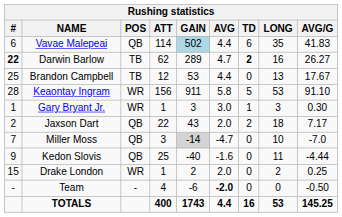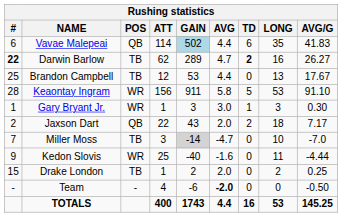(136, 140) QB -> (136, 140) TB
(136, 156) QB -> (136, 156) WR
(136, 172) WR -> (136, 172) TB
